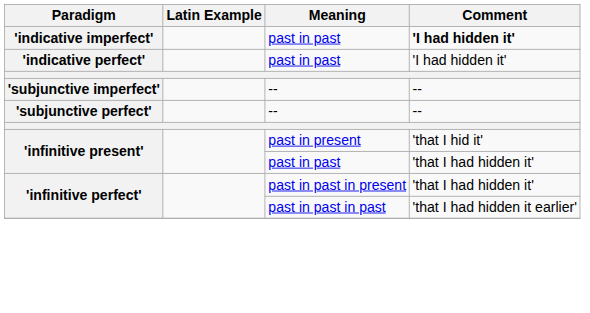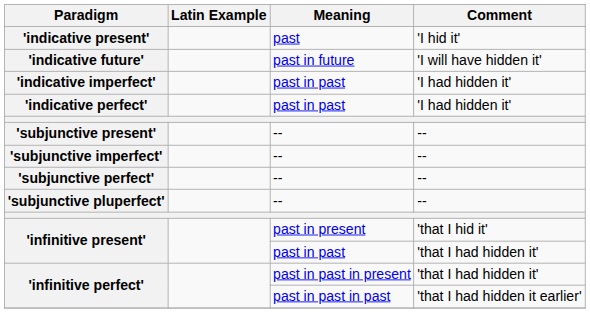+ row: (86, 37)
+ row: (86, 60)
(464, 37) bold -> (464, 82) normal
+ row: (86, 133)
+ row: (86, 200)
